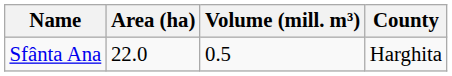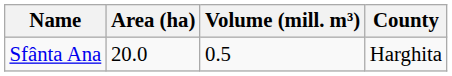(129, 53) 22.0 -> (129, 53) 20.0
